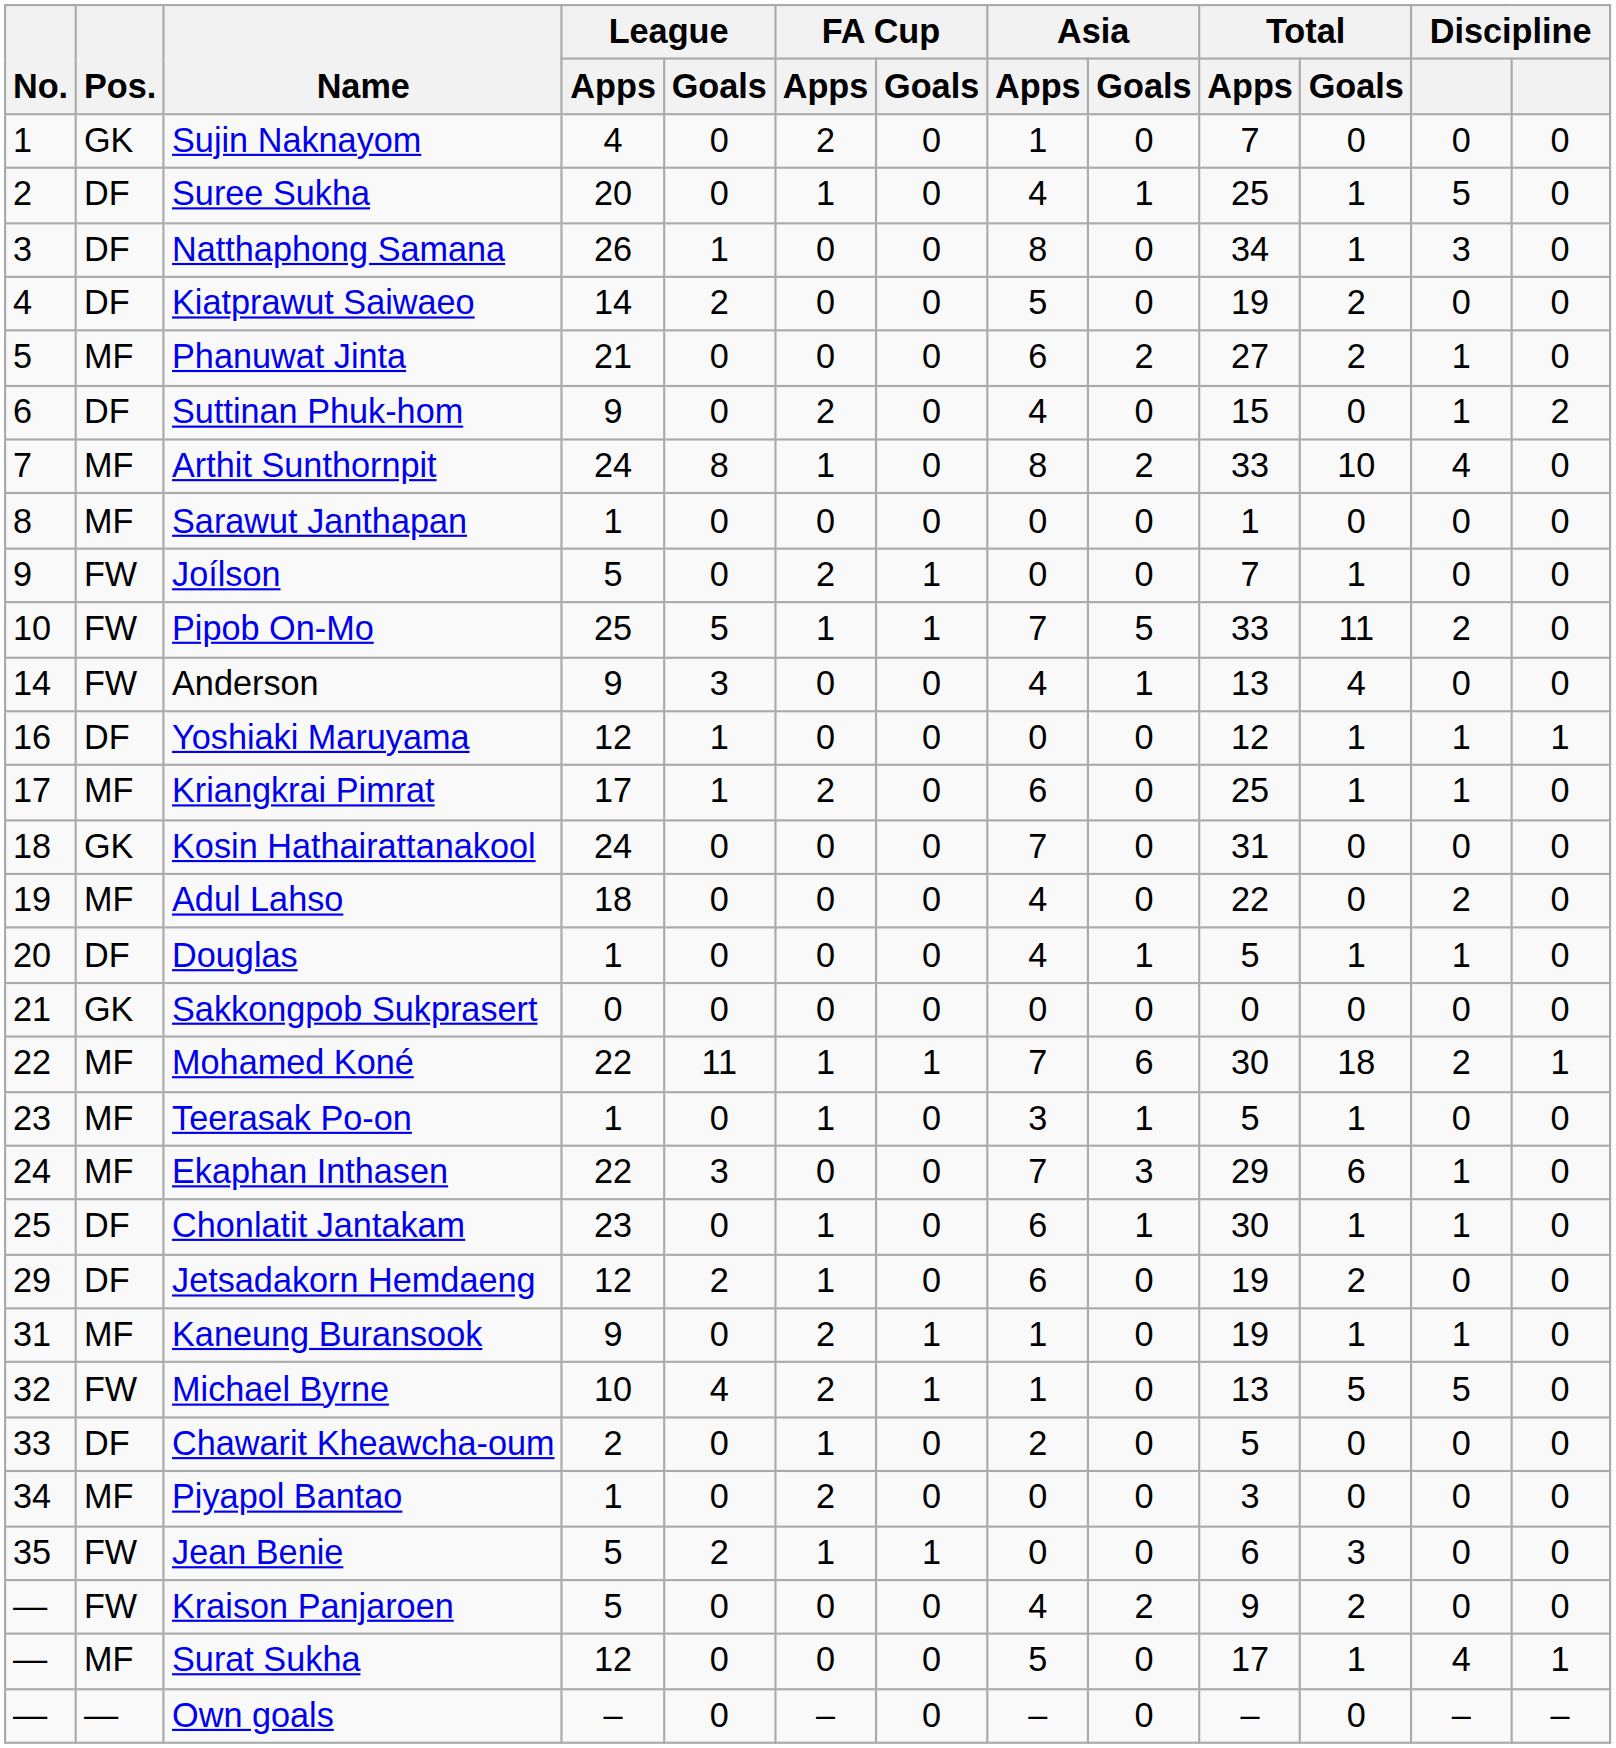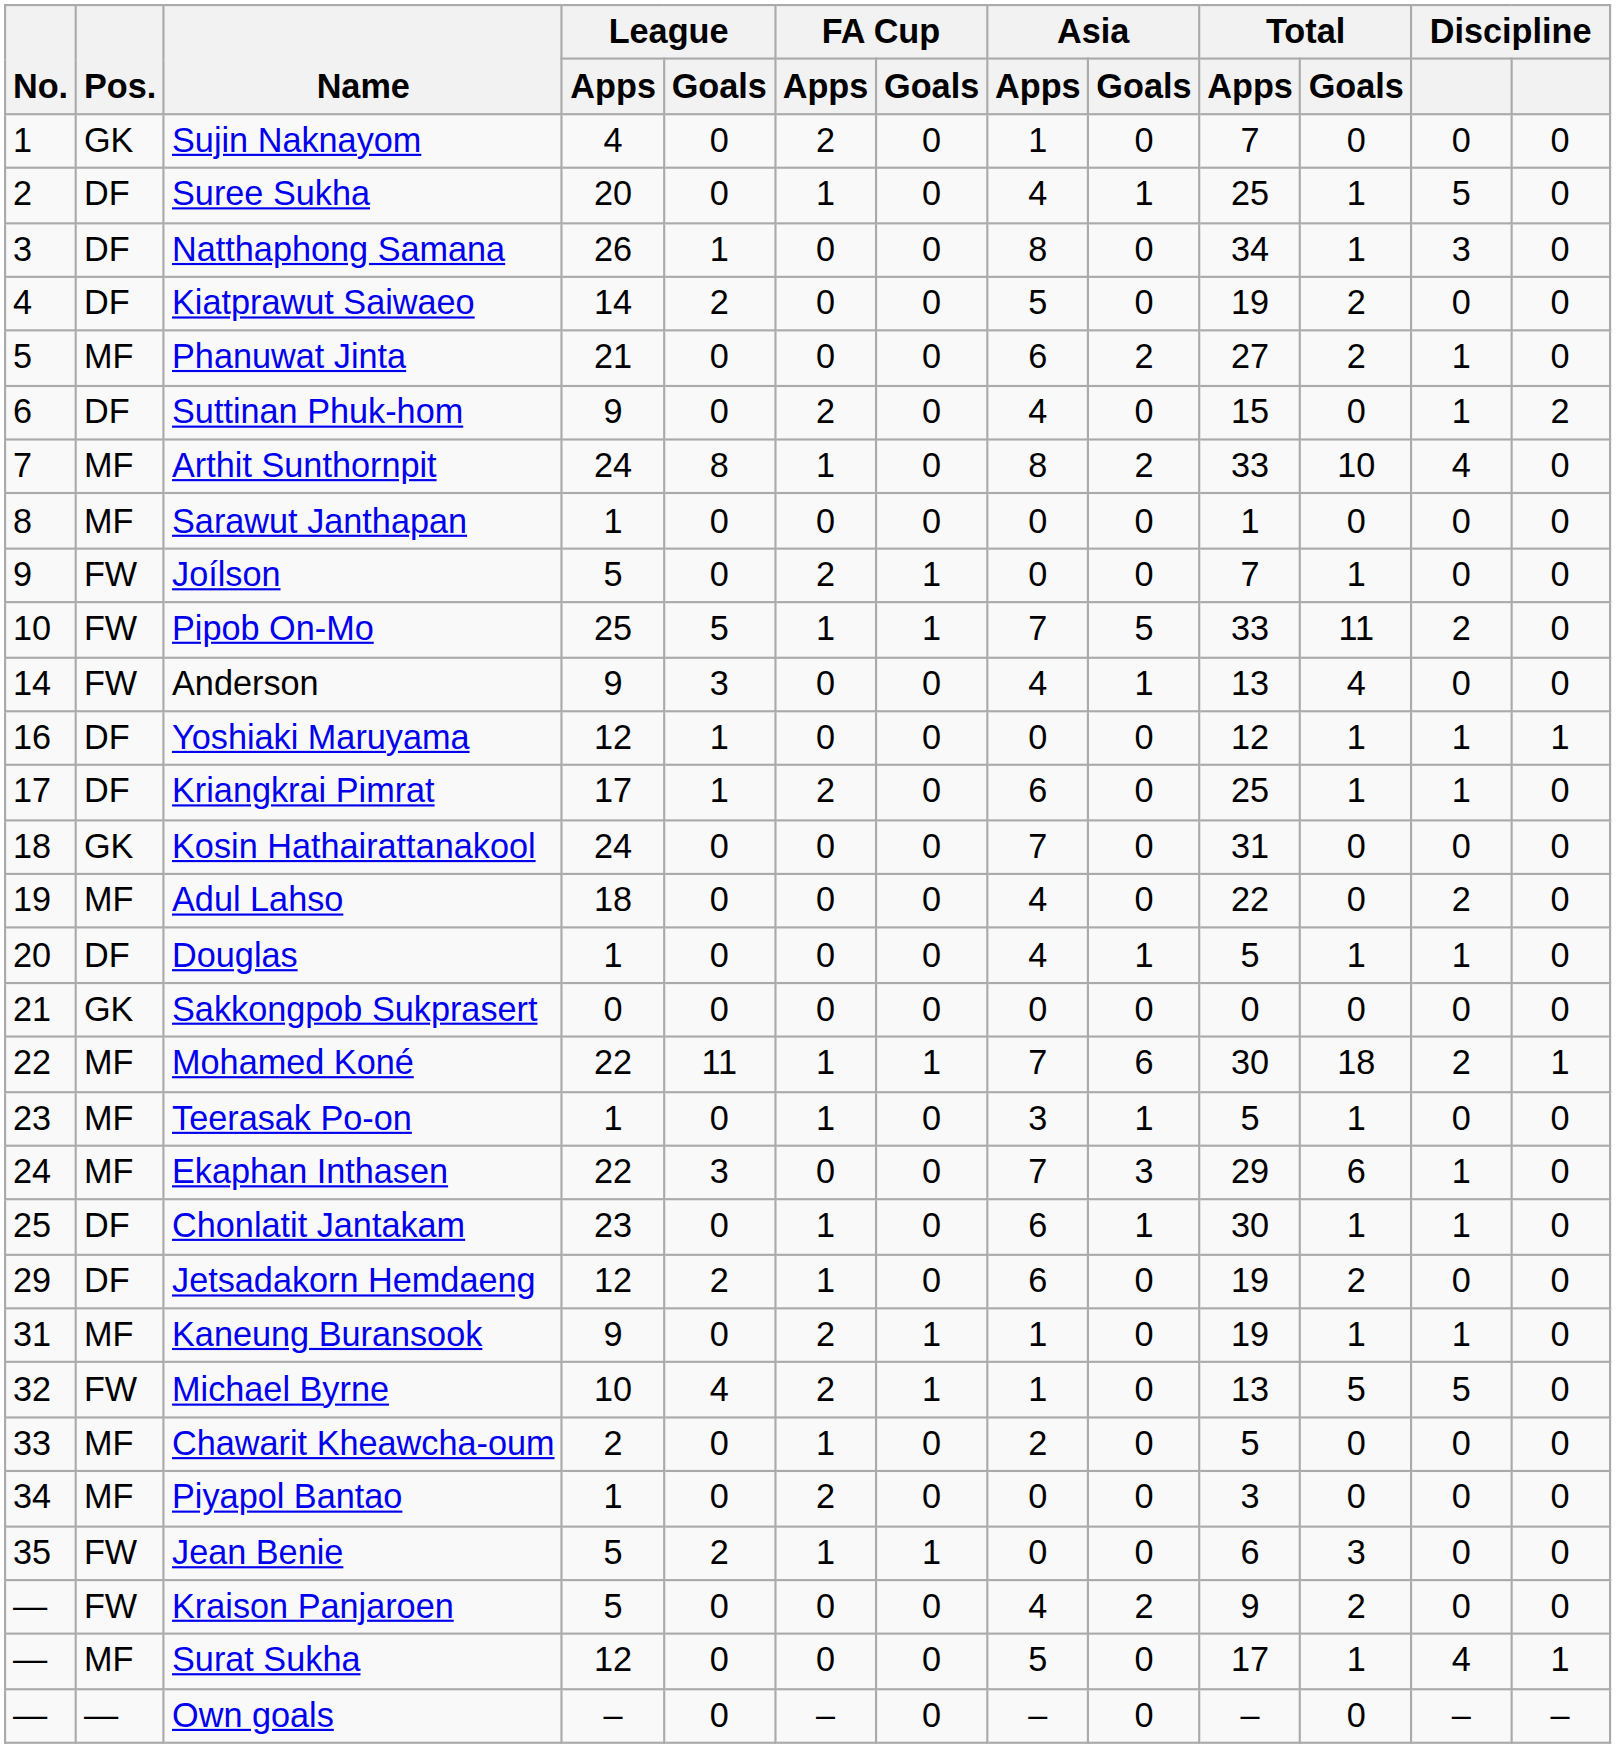(109, 791) MF -> (107, 791) DF
(107, 1443) DF -> (109, 1443) MF
